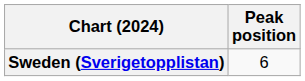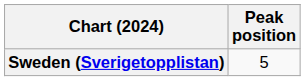(264, 62) 6 -> (264, 62) 5
